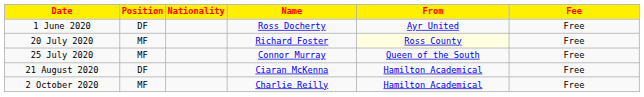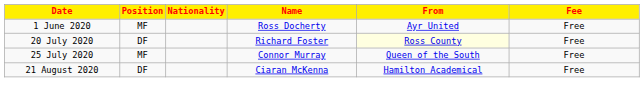(142, 26) DF -> (142, 26) MF
(142, 40) MF -> (142, 40) DF
- row: (62, 84)
